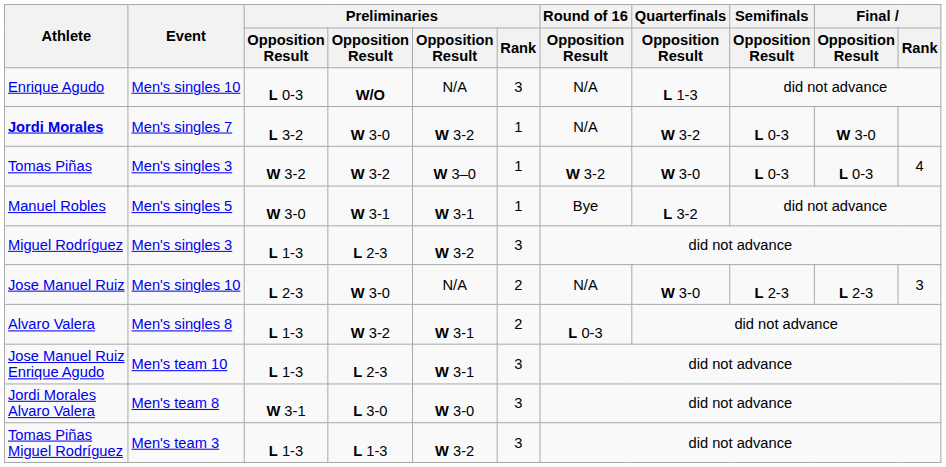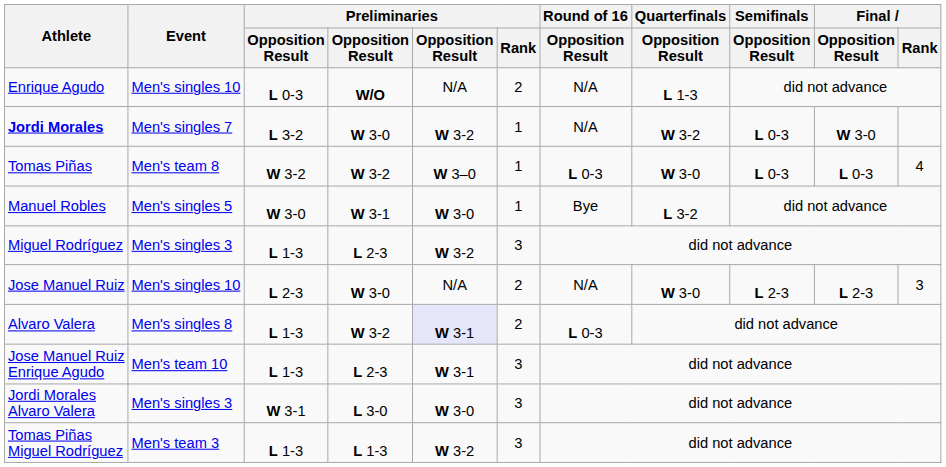(518, 87) 3 -> (518, 87) 2
(182, 166) Men's singles 3 -> (175, 166) Men's team 8
(585, 175) W 3-2 -> (586, 175) L 0-3
(455, 214) W 3-1 -> (455, 214) W 3-0
(455, 333) no background -> (455, 333) lavender background
(175, 404) Men's team 8 -> (182, 404) Men's singles 3
